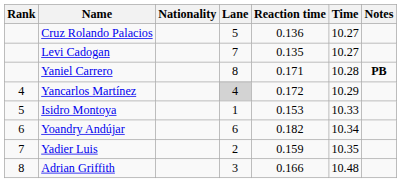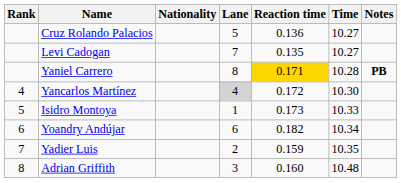(290, 71) no background -> (290, 71) gold background
(345, 91) 10.29 -> (345, 91) 10.30
(290, 110) 0.153 -> (290, 110) 0.173
(290, 168) 0.166 -> (290, 168) 0.160
